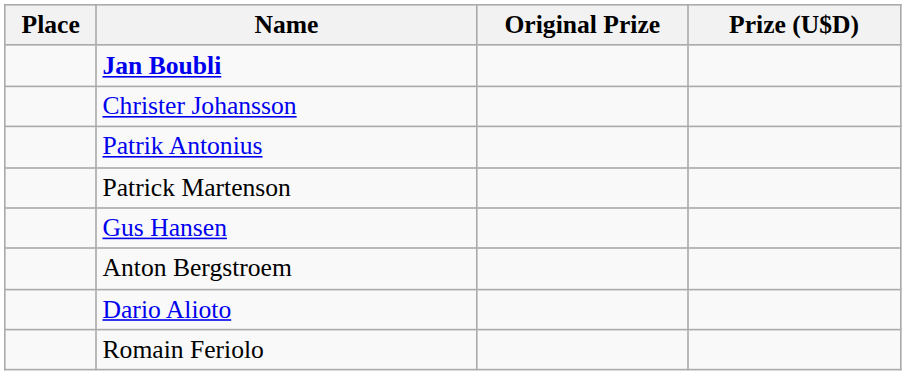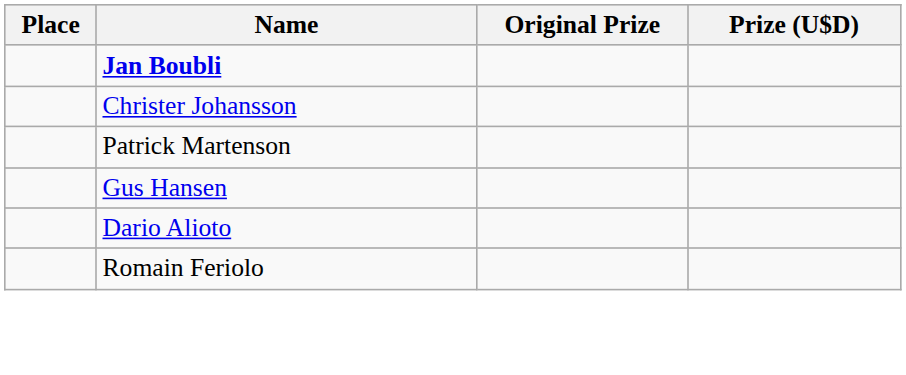- row: (183, 146)
- row: (197, 268)
